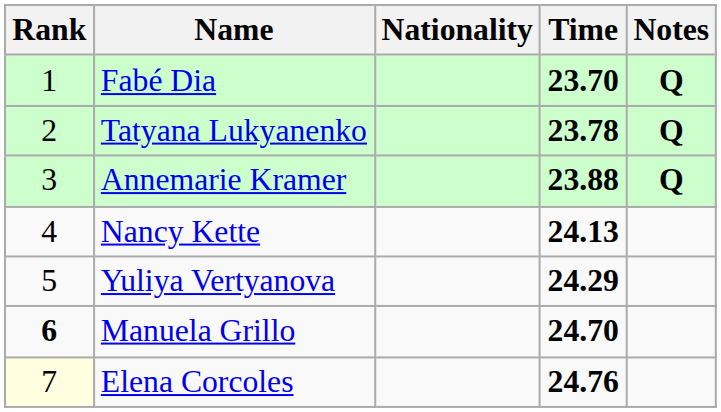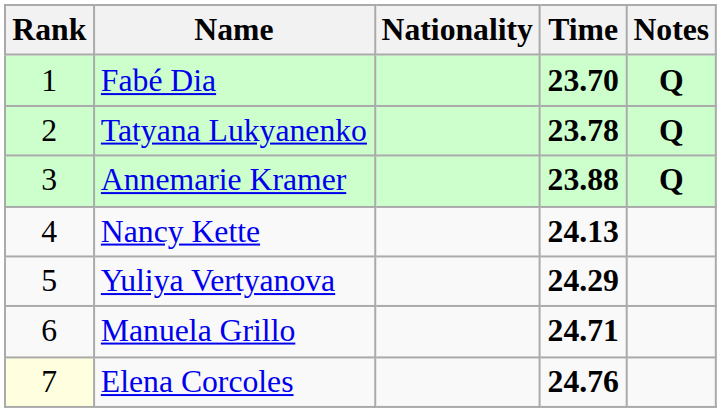(49, 331) bold -> (49, 331) normal
(583, 331) 24.70 -> (583, 331) 24.71
